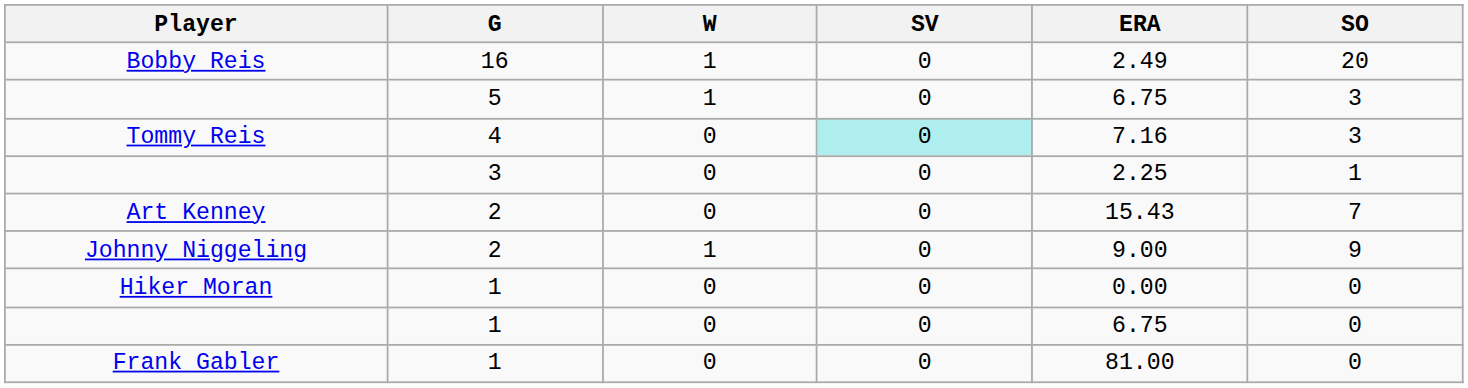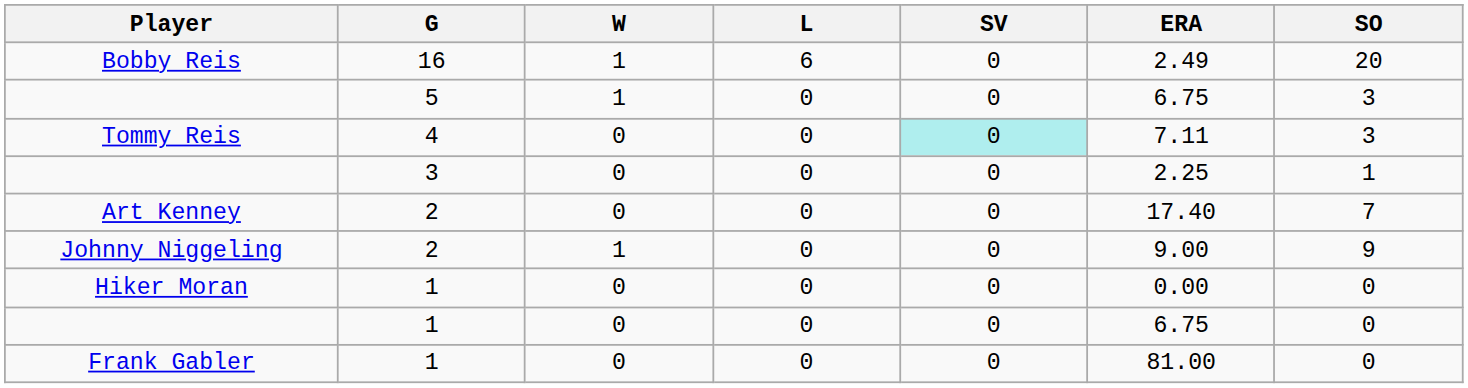+ column: (806, 24)
(1140, 137) 7.16 -> (1181, 137) 7.11
(1140, 212) 15.43 -> (1181, 212) 17.40
